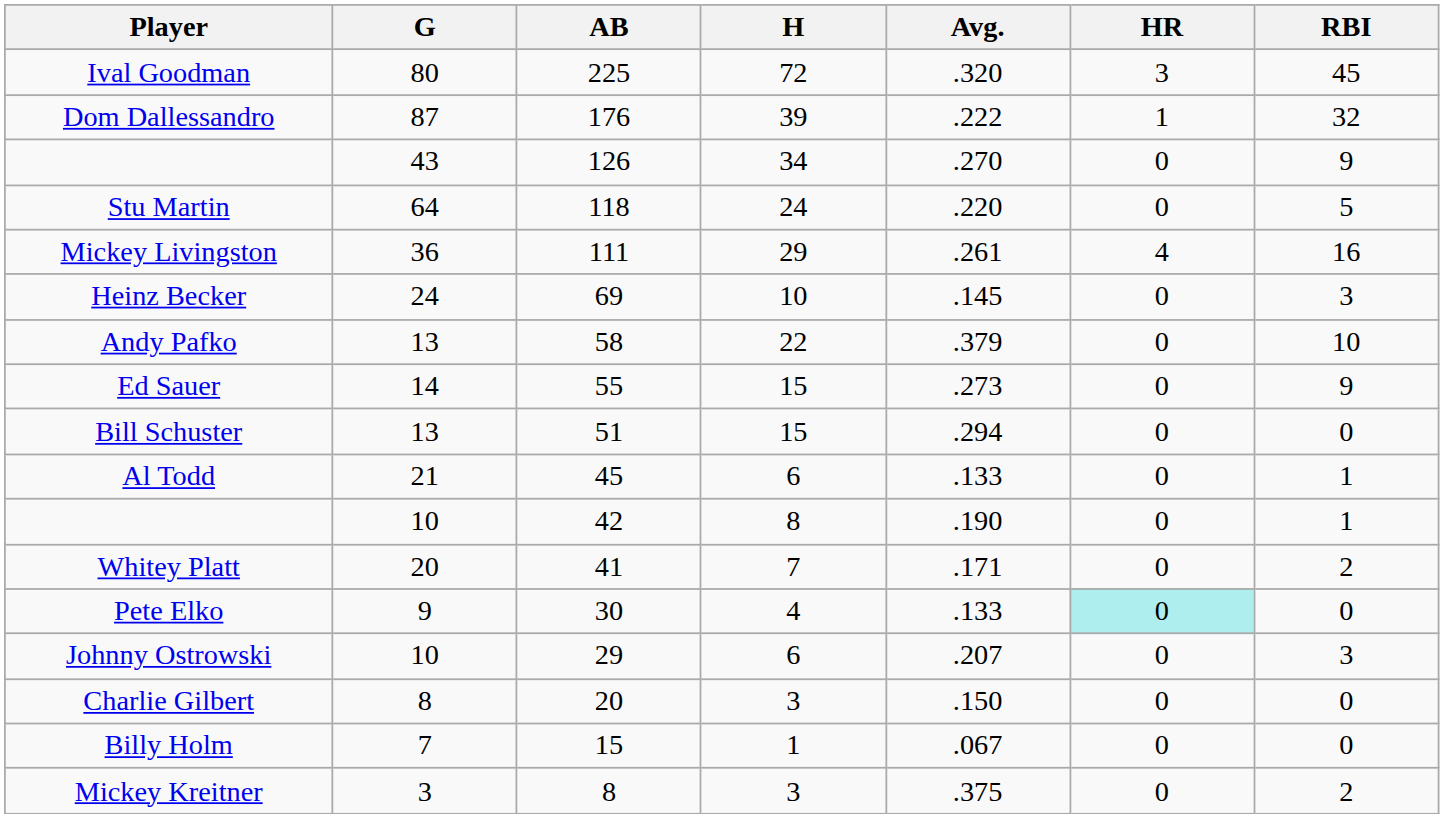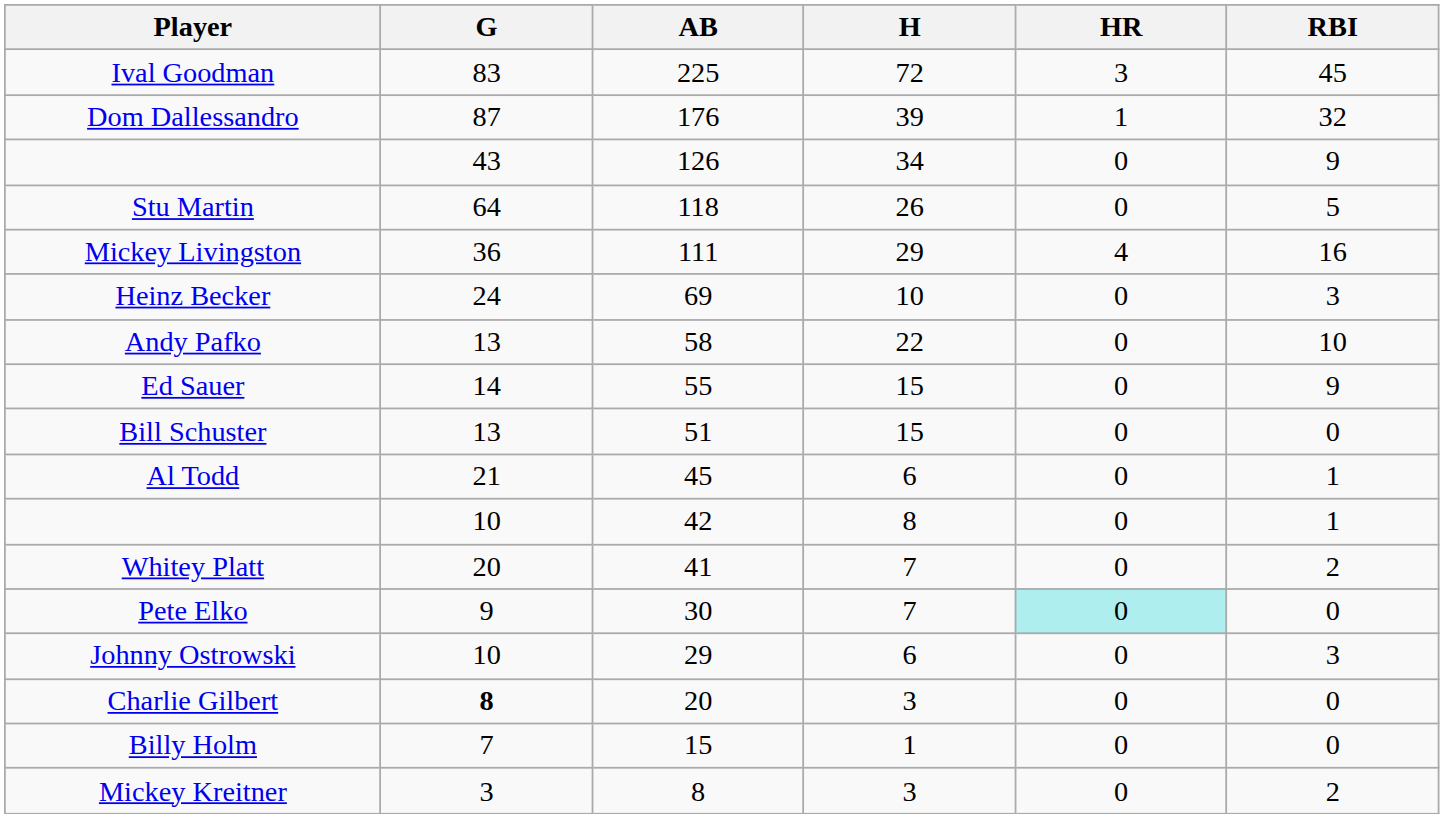- column: (978, 26)
(425, 71) 80 -> (487, 71) 83
(793, 206) 24 -> (910, 206) 26
(793, 610) 4 -> (910, 610) 7
(425, 700) normal -> (487, 700) bold
